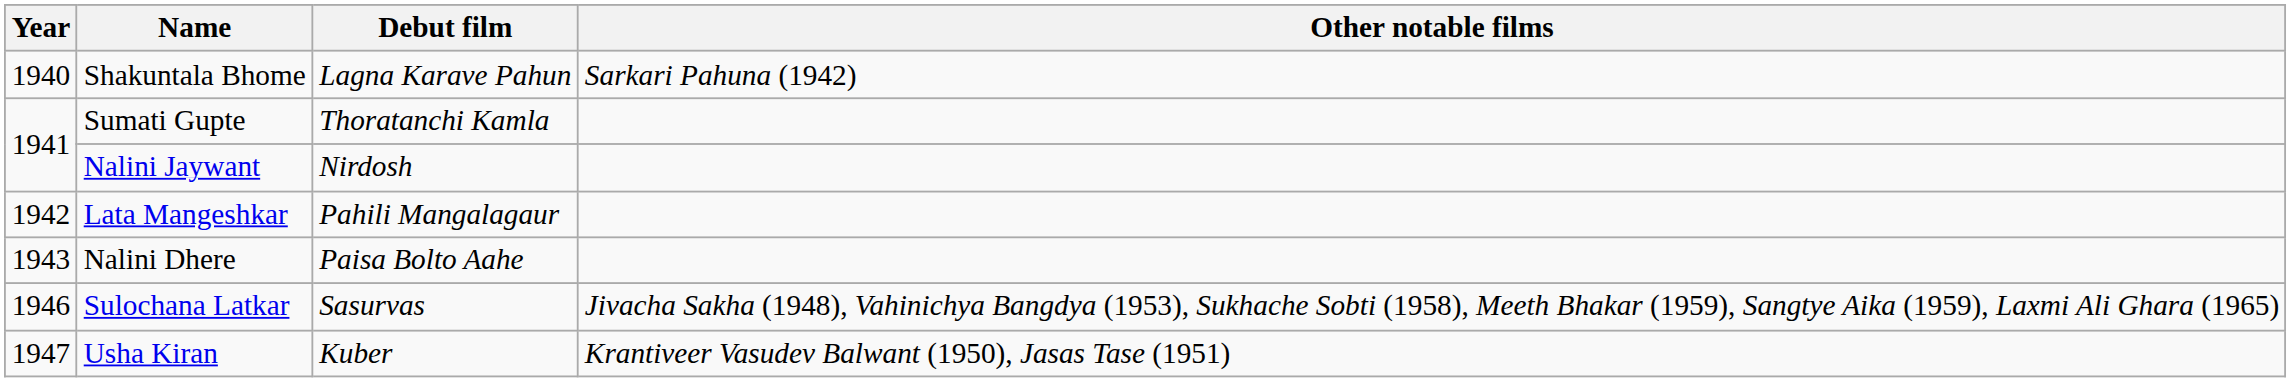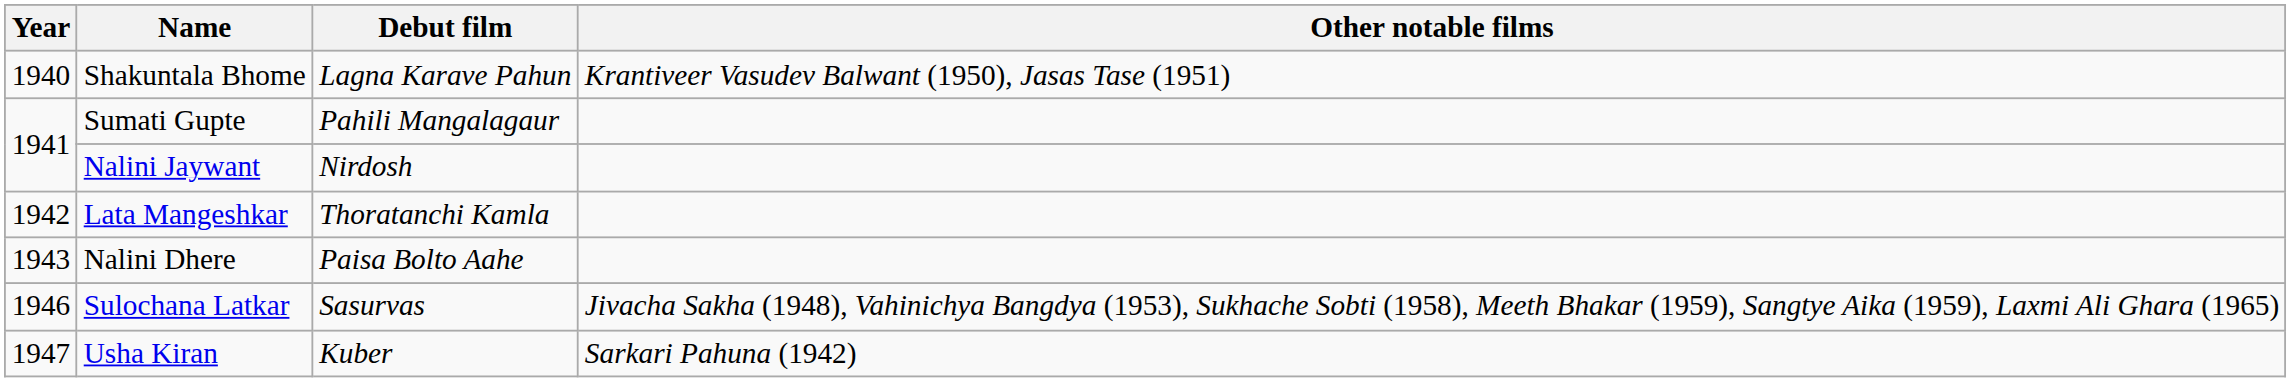(721, 74) Sarkari Pahuna (1942) -> (908, 74) Krantiveer Vasudev Balwant (1950), Jasas Tase (1951)
(434, 120) Thoratanchi Kamla -> (439, 120) Pahili Mangalagaur
(439, 213) Pahili Mangalagaur -> (434, 213) Thoratanchi Kamla
(908, 352) Krantiveer Vasudev Balwant (1950), Jasas Tase (1951) -> (721, 352) Sarkari Pahuna (1942)
